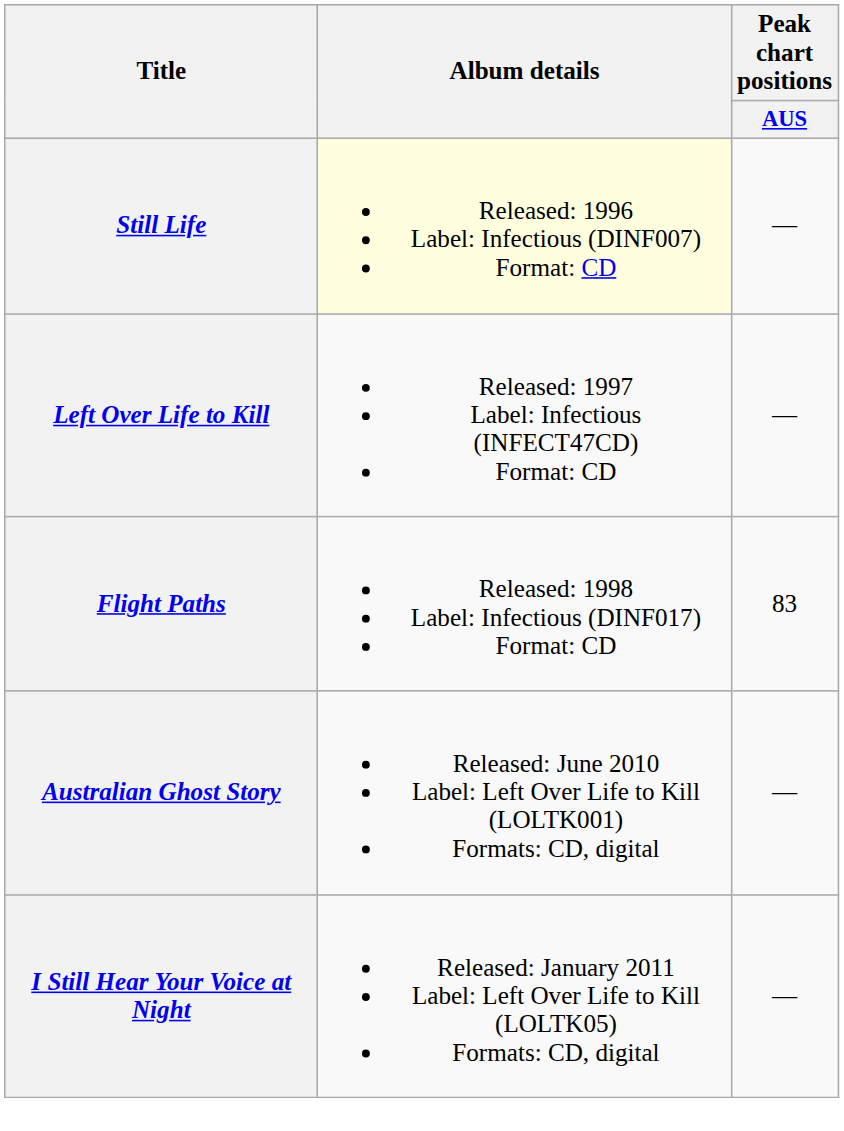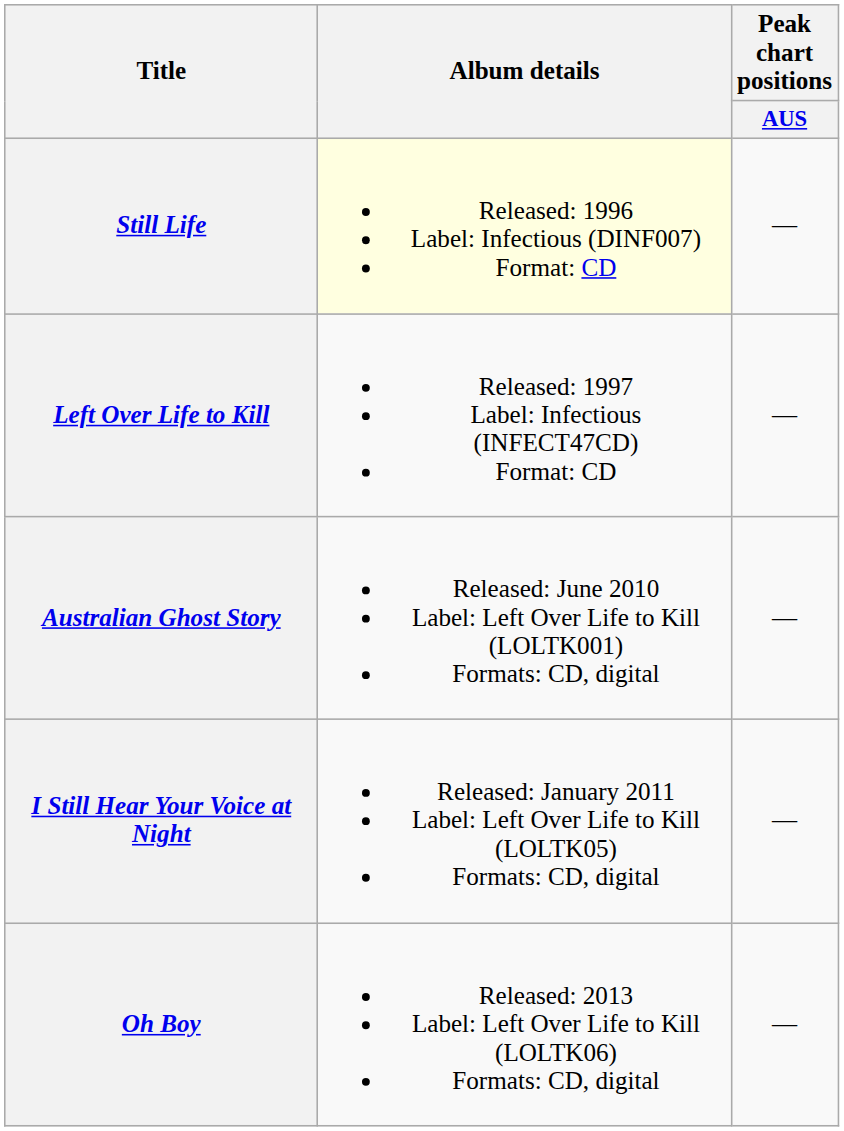- row: (161, 603)
+ row: (161, 1023)
